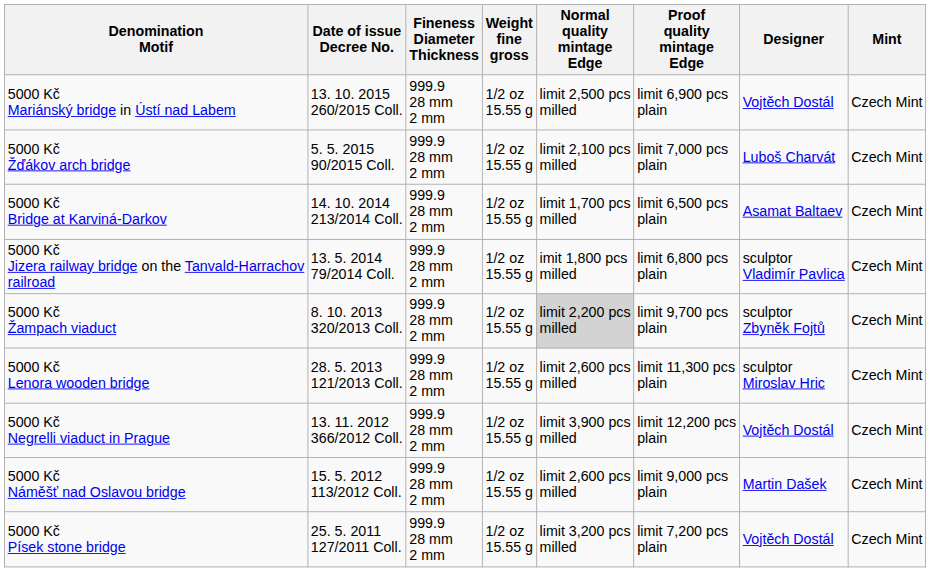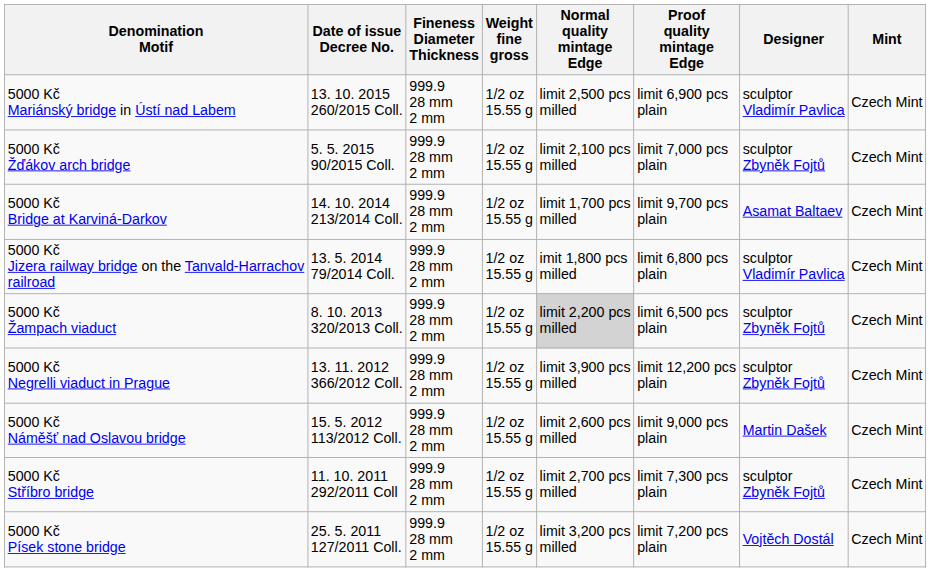(788, 102) Vojtěch Dostál -> (794, 102) sculptor Vladimír Pavlica
(789, 157) Luboš Charvát -> (784, 157) sculptor Zbyněk Fojtů
(683, 211) limit 6,500 pcs plain -> (683, 211) limit 9,700 pcs plain
(683, 320) limit 9,700 pcs plain -> (683, 320) limit 6,500 pcs plain
- row: (79, 375)
(788, 430) Vojtěch Dostál -> (784, 375) sculptor Zbyněk Fojtů
+ row: (51, 484)
